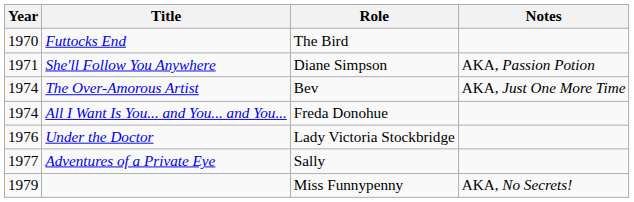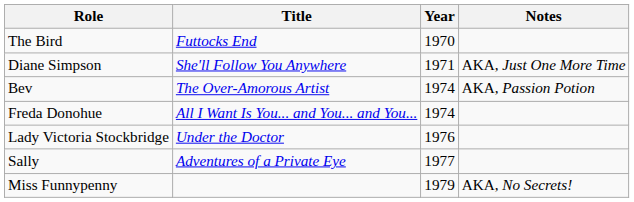columns swapped: (23, 16) <-> (374, 16)
(528, 64) AKA, Passion Potion -> (544, 64) AKA, Just One More Time
(544, 88) AKA, Just One More Time -> (528, 88) AKA, Passion Potion
